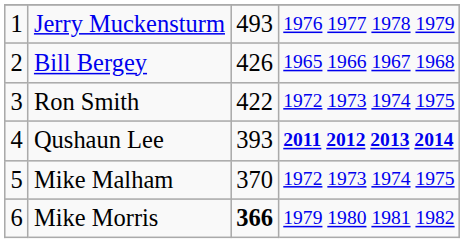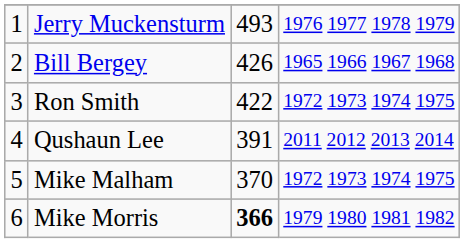(255, 140) 393 -> (255, 140) 391
(368, 140) bold -> (369, 140) normal
